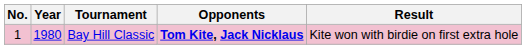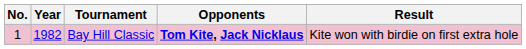(48, 35) 1980 -> (48, 35) 1982
